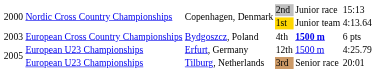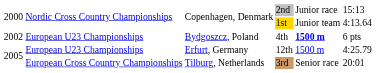(13, 36) 2003 -> (13, 36) 2002
(104, 36) European Cross Country Championships -> (84, 36) European U23 Championships
(84, 63) European U23 Championships -> (104, 63) European Cross Country Championships
